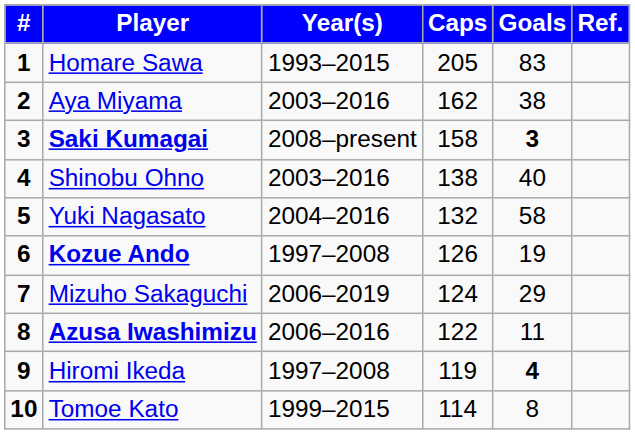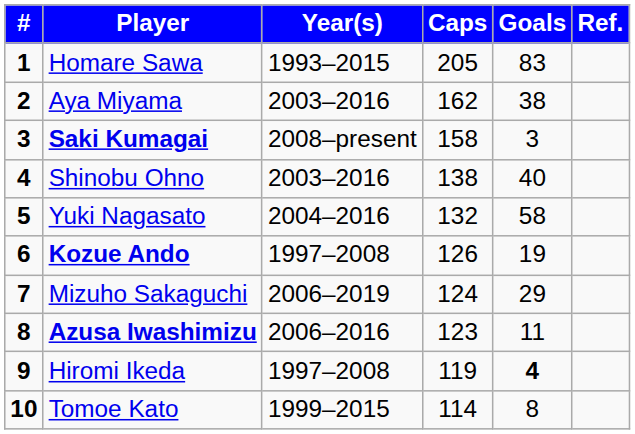(532, 139) bold -> (532, 139) normal
(458, 332) 122 -> (458, 332) 123
